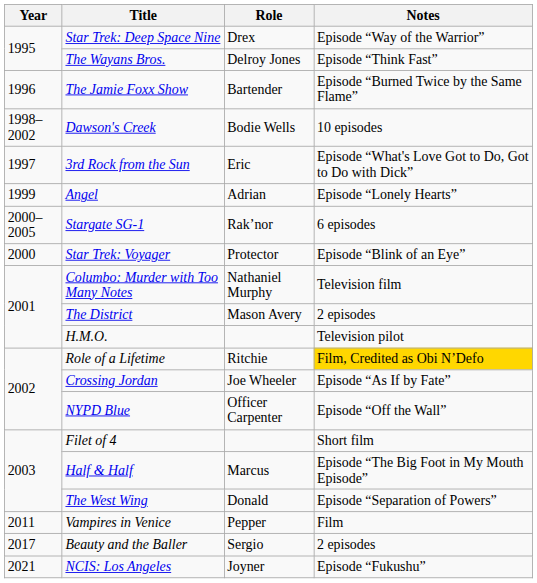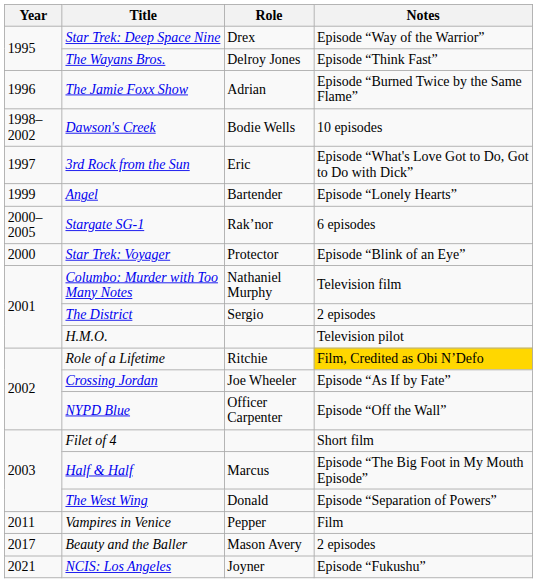(255, 89) Bartender -> (247, 89) Adrian
(247, 194) Adrian -> (255, 194) Bartender
(264, 314) Mason Avery -> (245, 314) Sergio
(245, 544) Sergio -> (264, 544) Mason Avery
